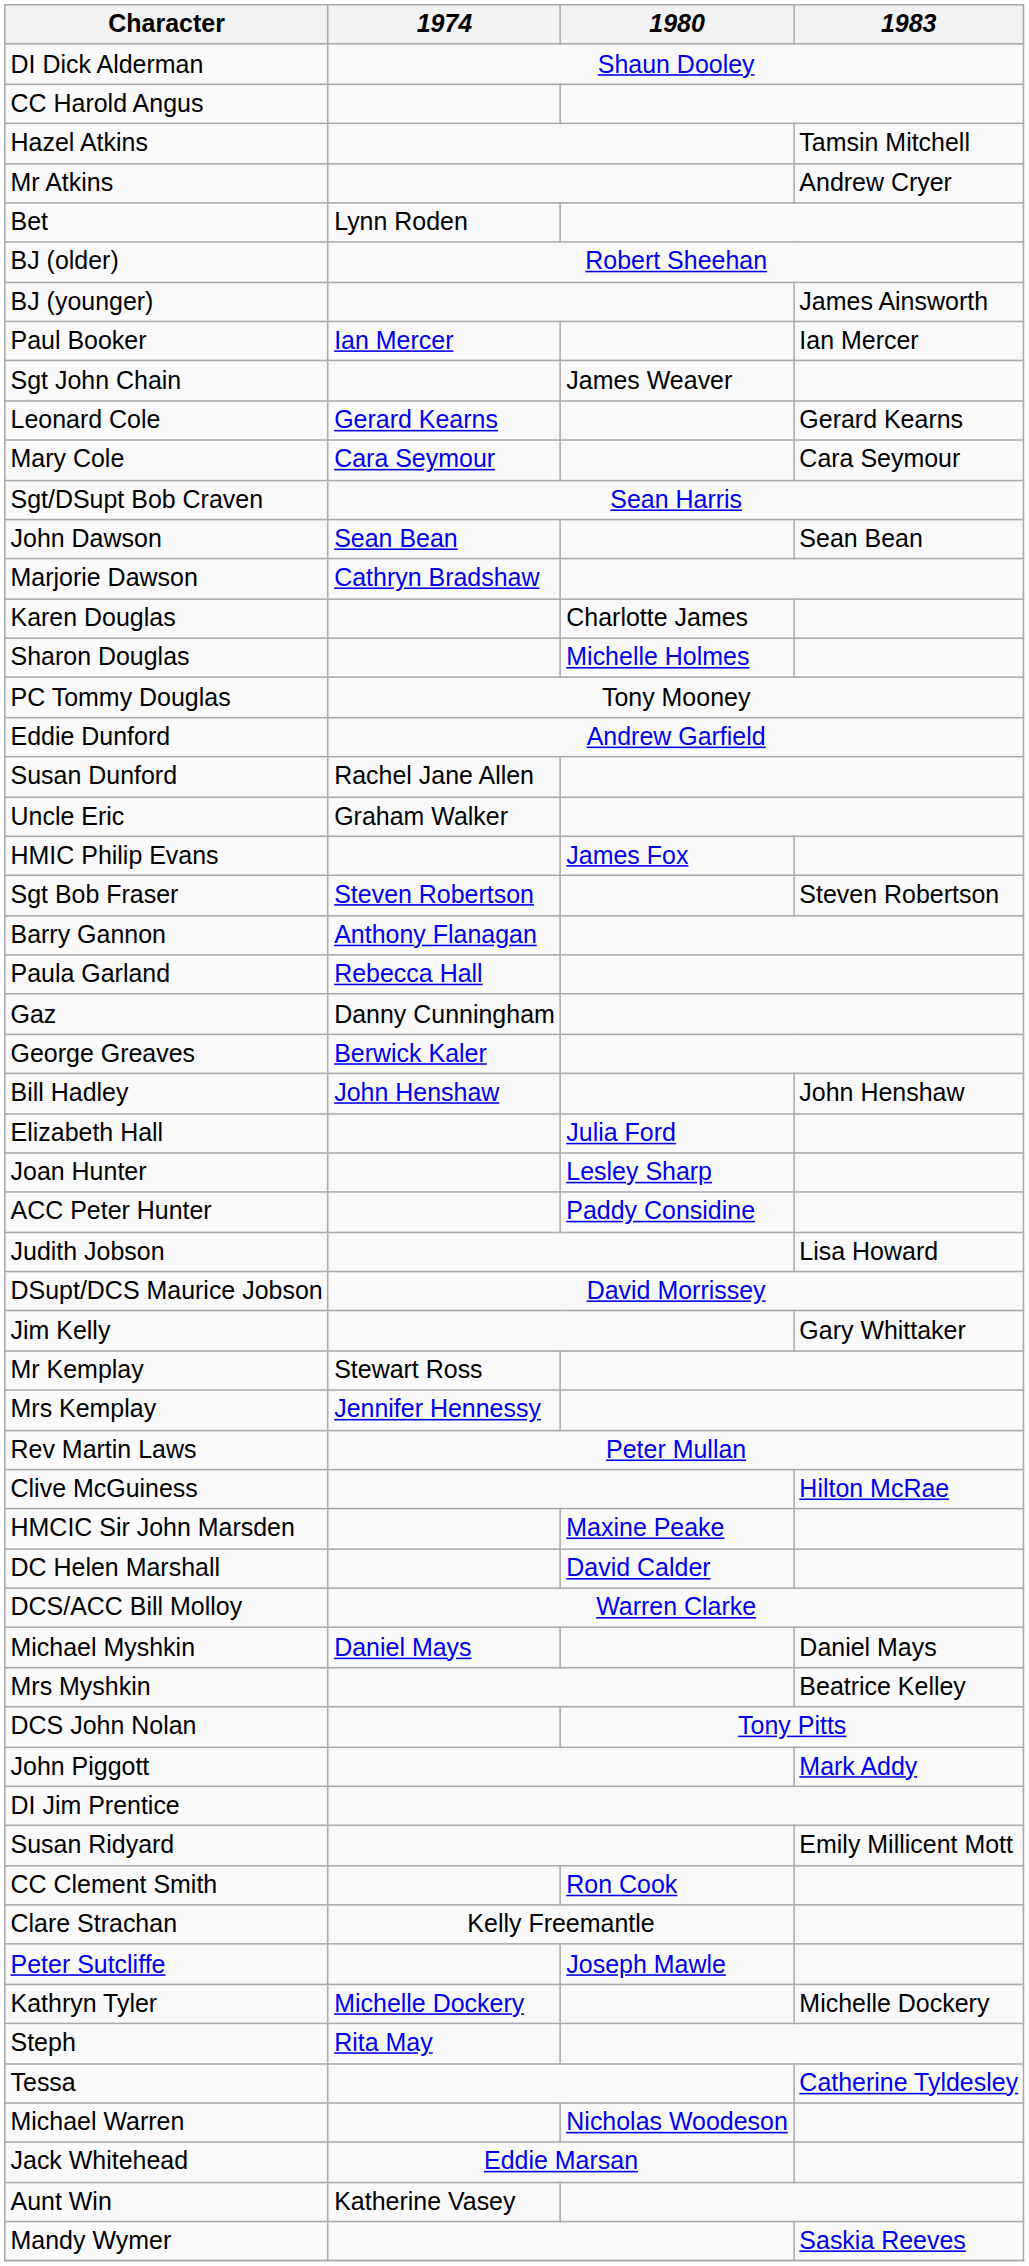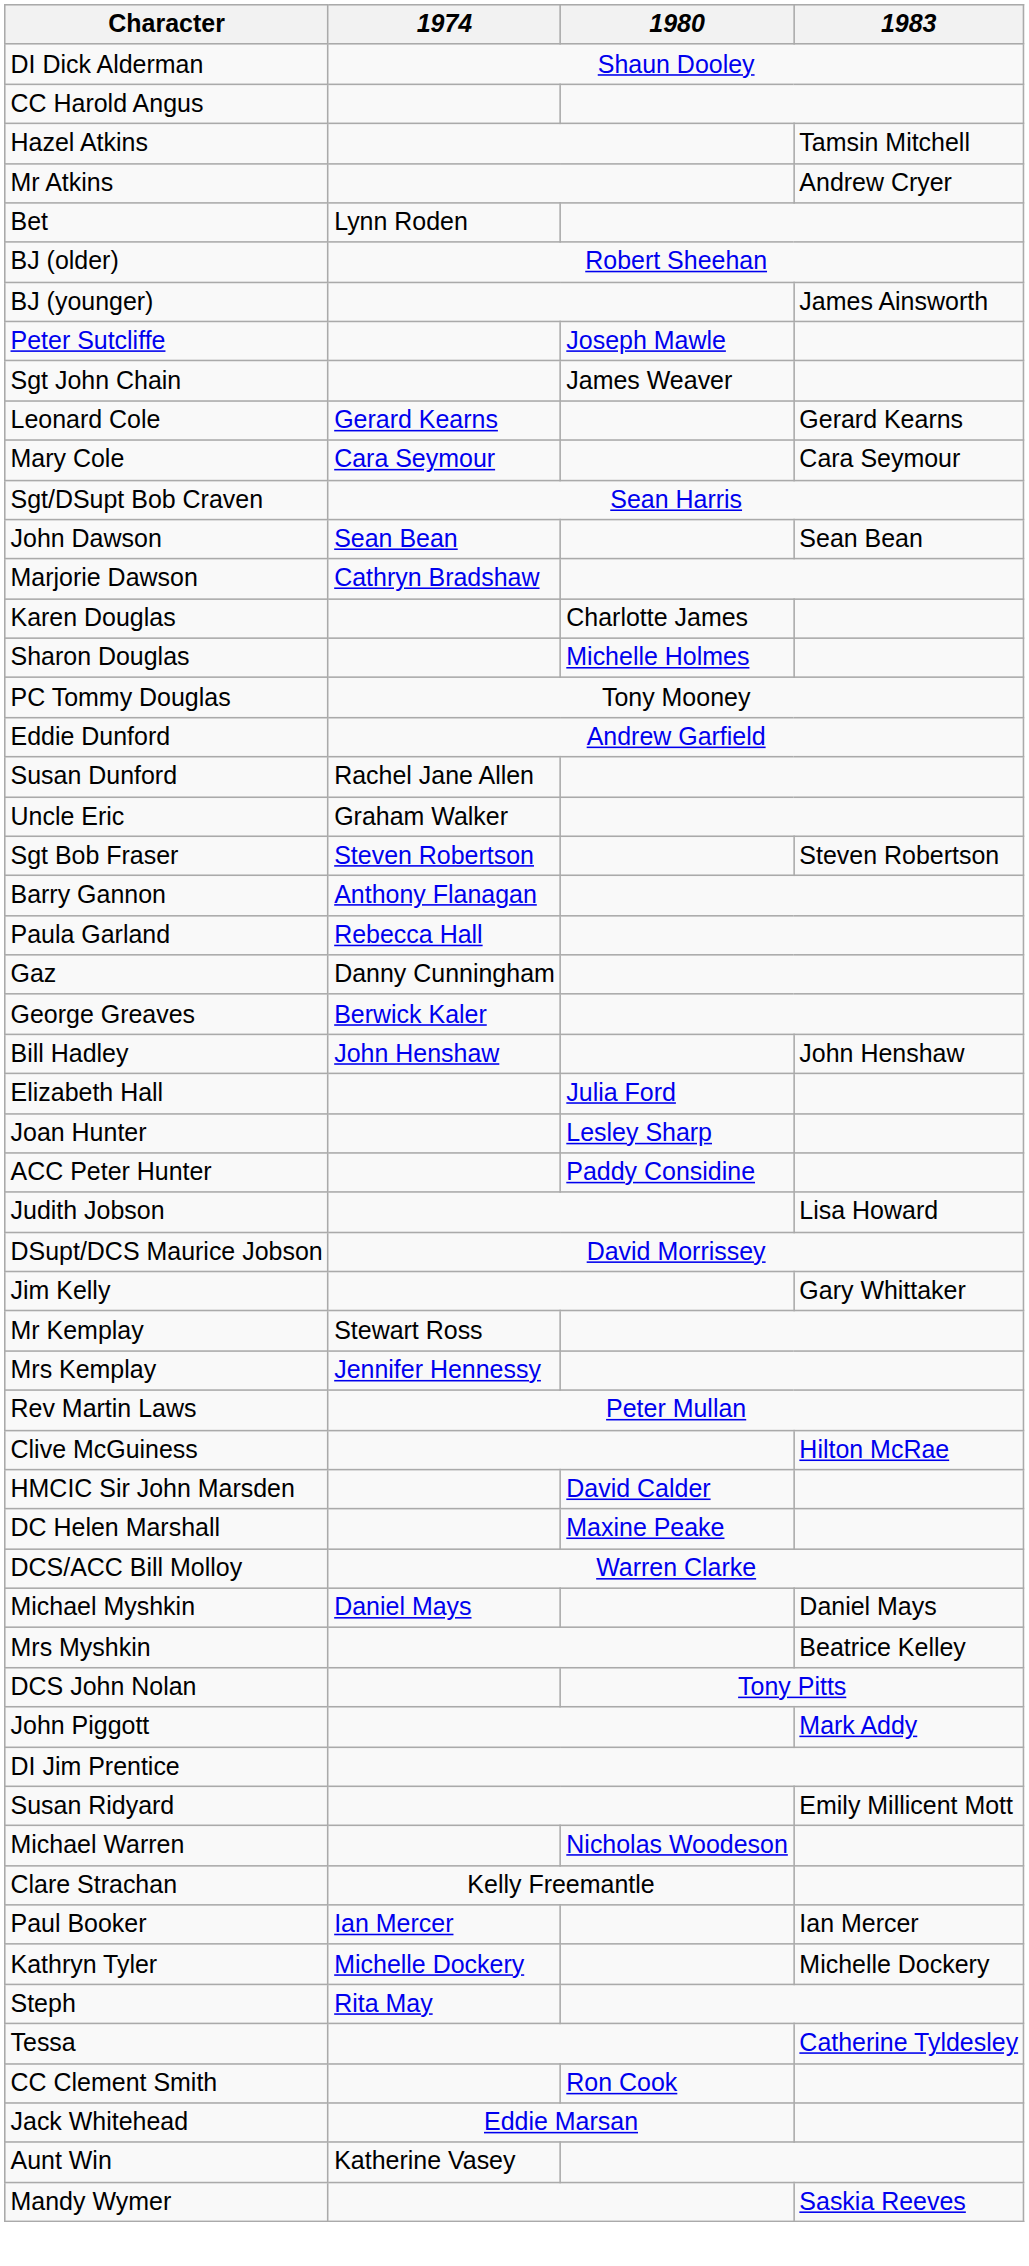rows swapped: (79, 340) <-> (88, 1963)
- row: (115, 855)
(645, 1528) Maxine Peake -> (638, 1488) David Calder
(638, 1568) David Calder -> (645, 1528) Maxine Peake
rows swapped: (114, 1884) <-> (97, 2122)
